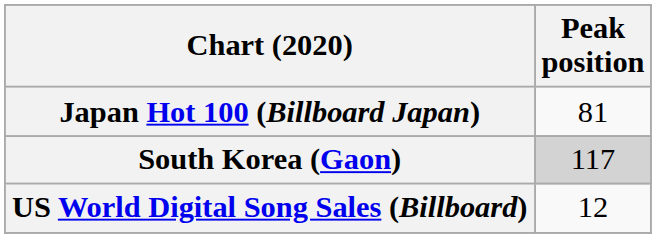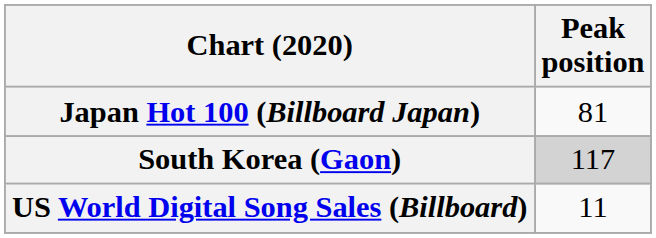(593, 207) 12 -> (593, 207) 11
